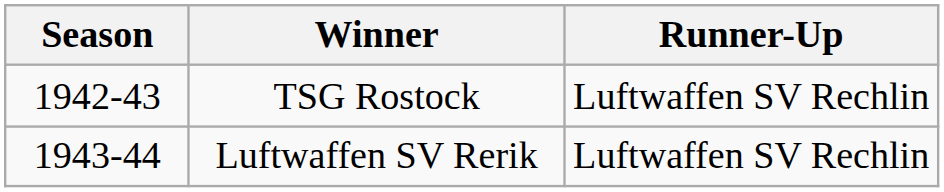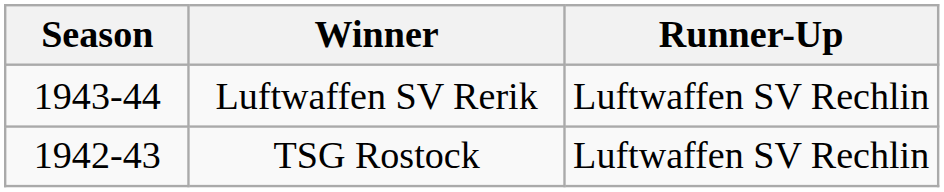rows swapped: (377, 95) <-> (377, 155)
